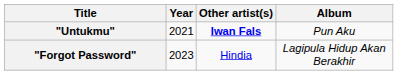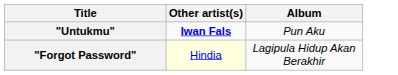- column: (181, 13)
(236, 55) no background -> (206, 55) lightyellow background
